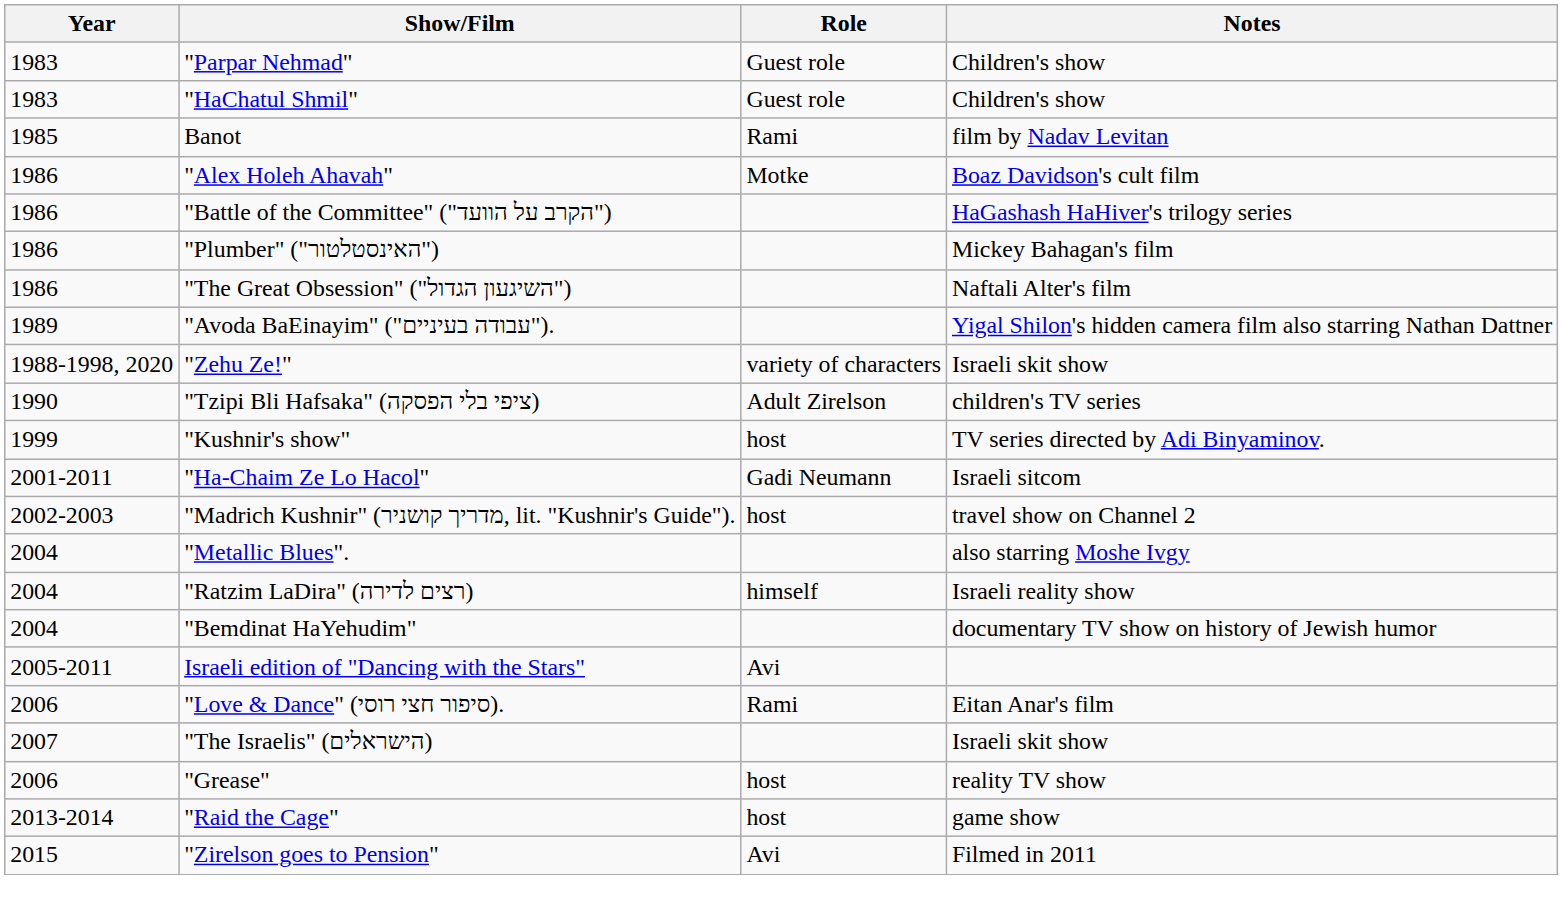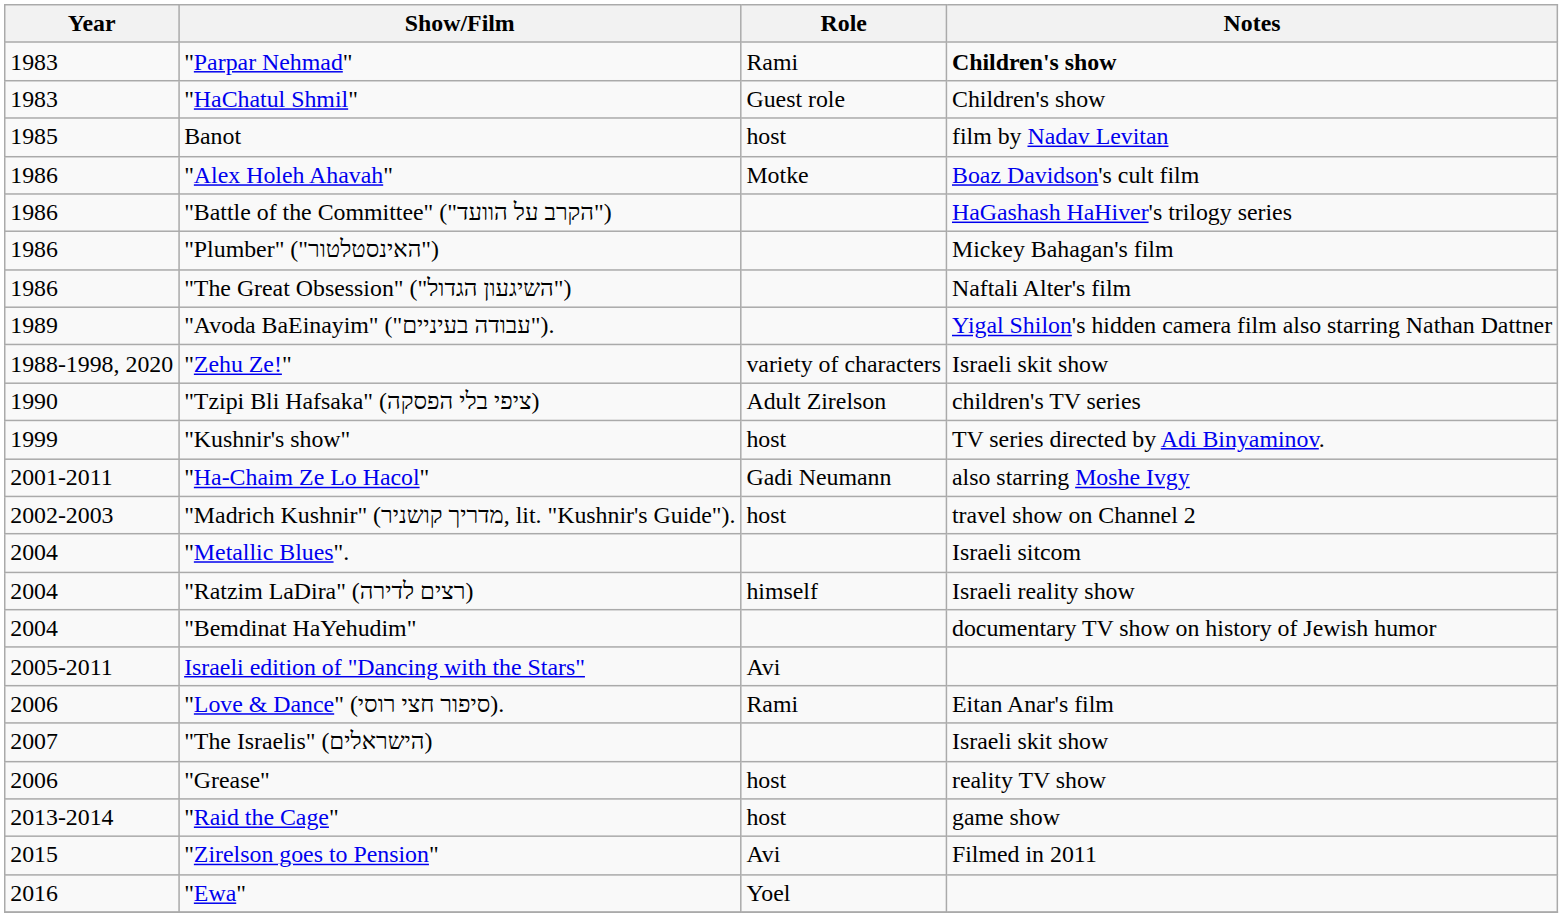(796, 61) Guest role -> (772, 61) Rami
(1029, 61) normal -> (1034, 61) bold
(772, 136) Rami -> (766, 136) host
(1017, 477) Israeli sitcom -> (1071, 477) also starring Moshe Ivgy
(1071, 552) also starring Moshe Ivgy -> (1017, 552) Israeli sitcom
+ row: (215, 893)
